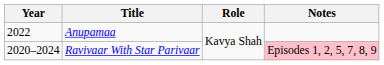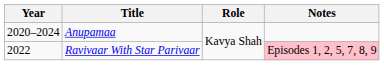(19, 32) 2022 -> (33, 32) 2020–2024
(33, 50) 2020–2024 -> (19, 50) 2022
